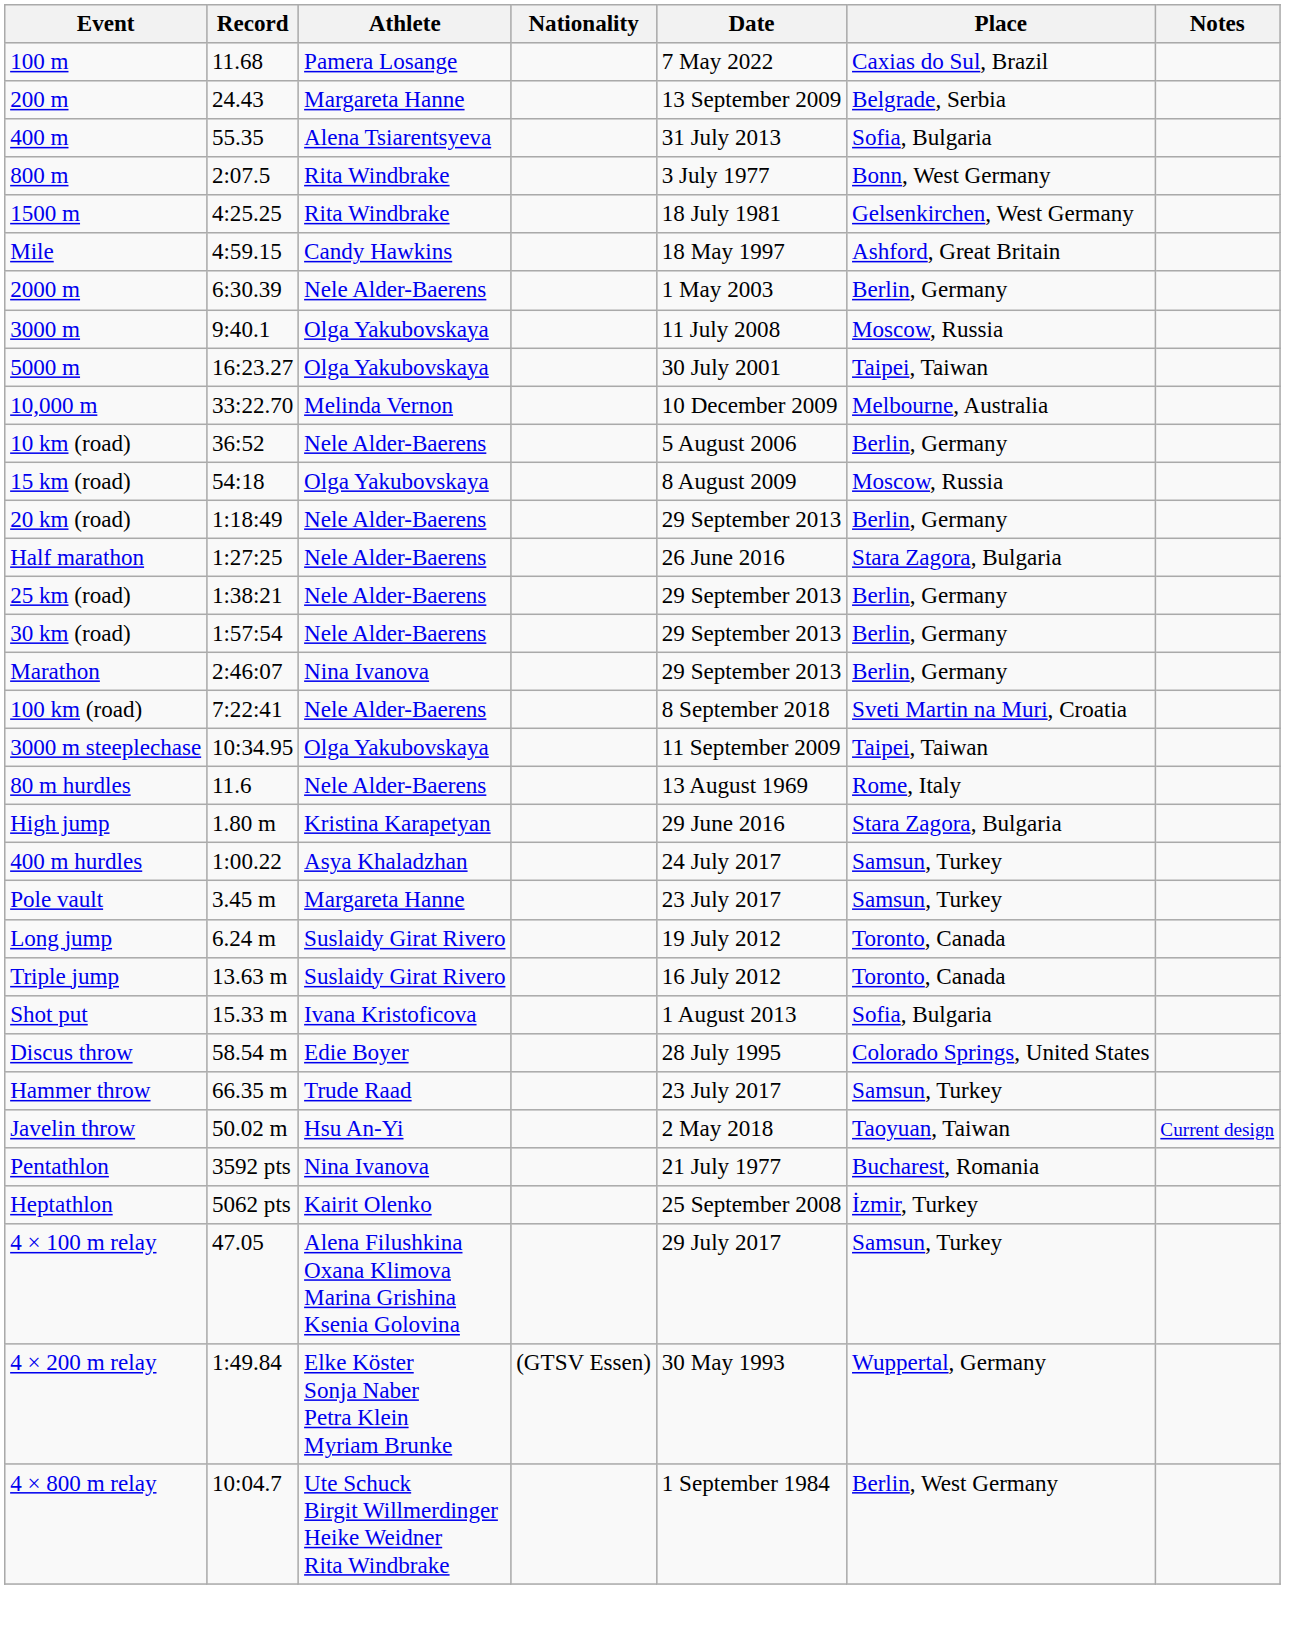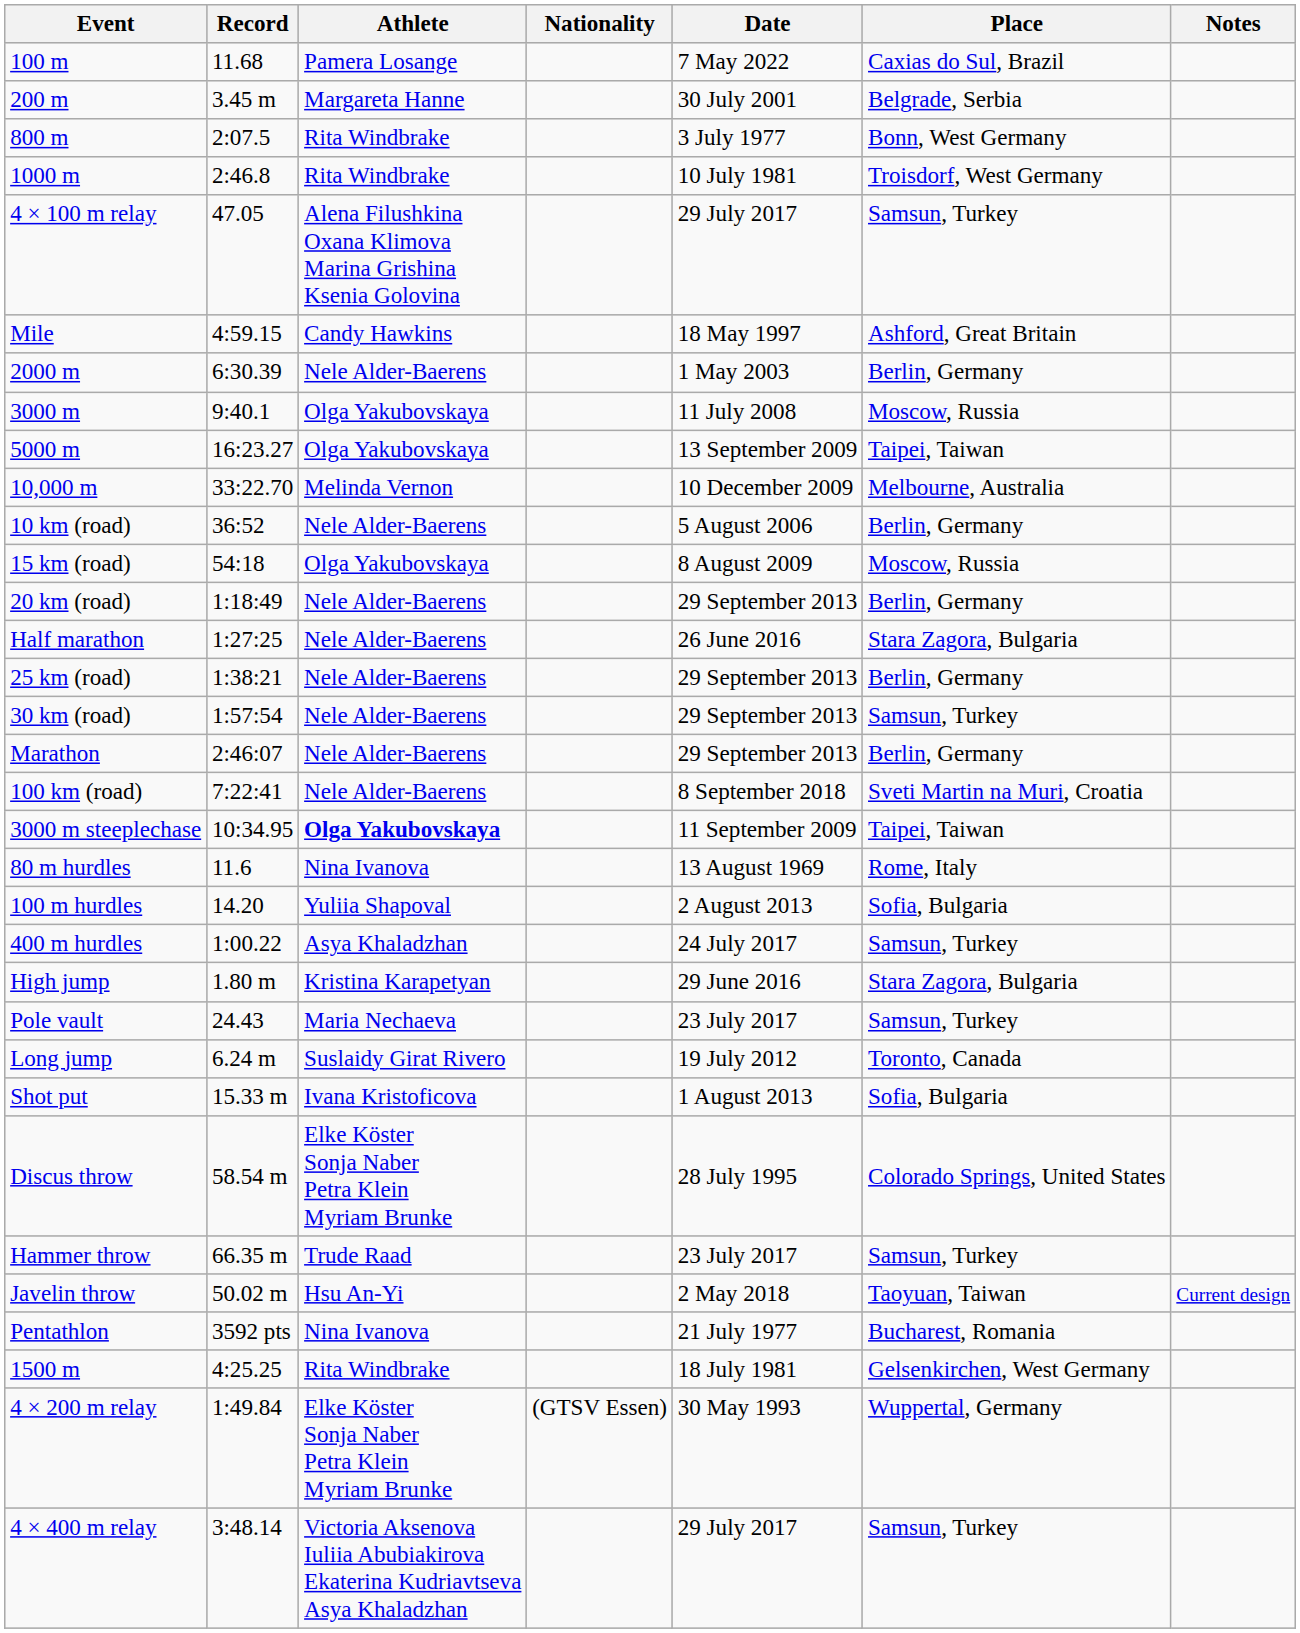(238, 99) 24.43 -> (244, 99) 3.45 m
(752, 99) 13 September 2009 -> (737, 99) 30 July 2001
- row: (39, 138)
+ row: (45, 176)
rows swapped: (45, 214) <-> (83, 1242)
(721, 366) 30 July 2001 -> (768, 448) 13 September 2009
(930, 633) Berlin, Germany -> (943, 715) Samsun, Turkey
(367, 671) Nina Ivanova -> (395, 753) Nele Alder-Baerens
(396, 747) normal -> (402, 829) bold
(395, 785) Nele Alder-Baerens -> (367, 867) Nina Ivanova
+ row: (76, 905)
rows swapped: (76, 861) <-> (60, 823)
(244, 899) 3.45 m -> (238, 1020) 24.43
(384, 899) Margareta Hanne -> (380, 1020) Maria Nechaeva
- row: (65, 976)
(356, 1052) Edie Boyer -> (378, 1175) Elke Köster Sonja Naber Petra Klein Myriam Brunke
- row: (61, 1204)
+ row: (83, 1527)
- row: (83, 1483)
